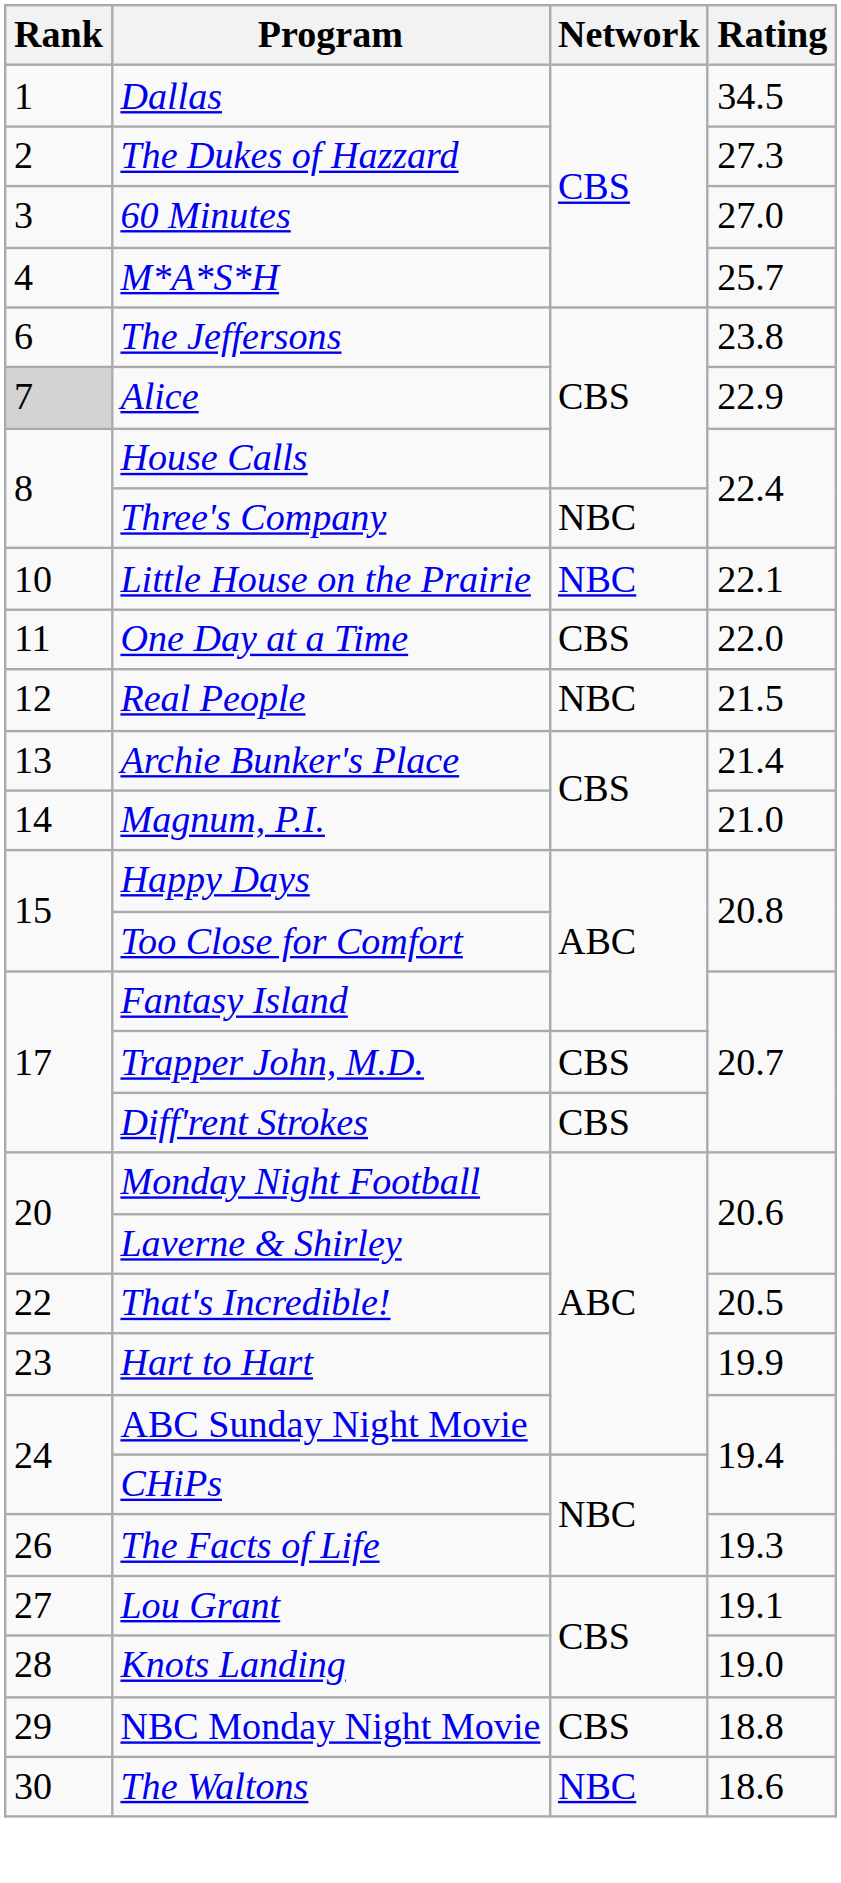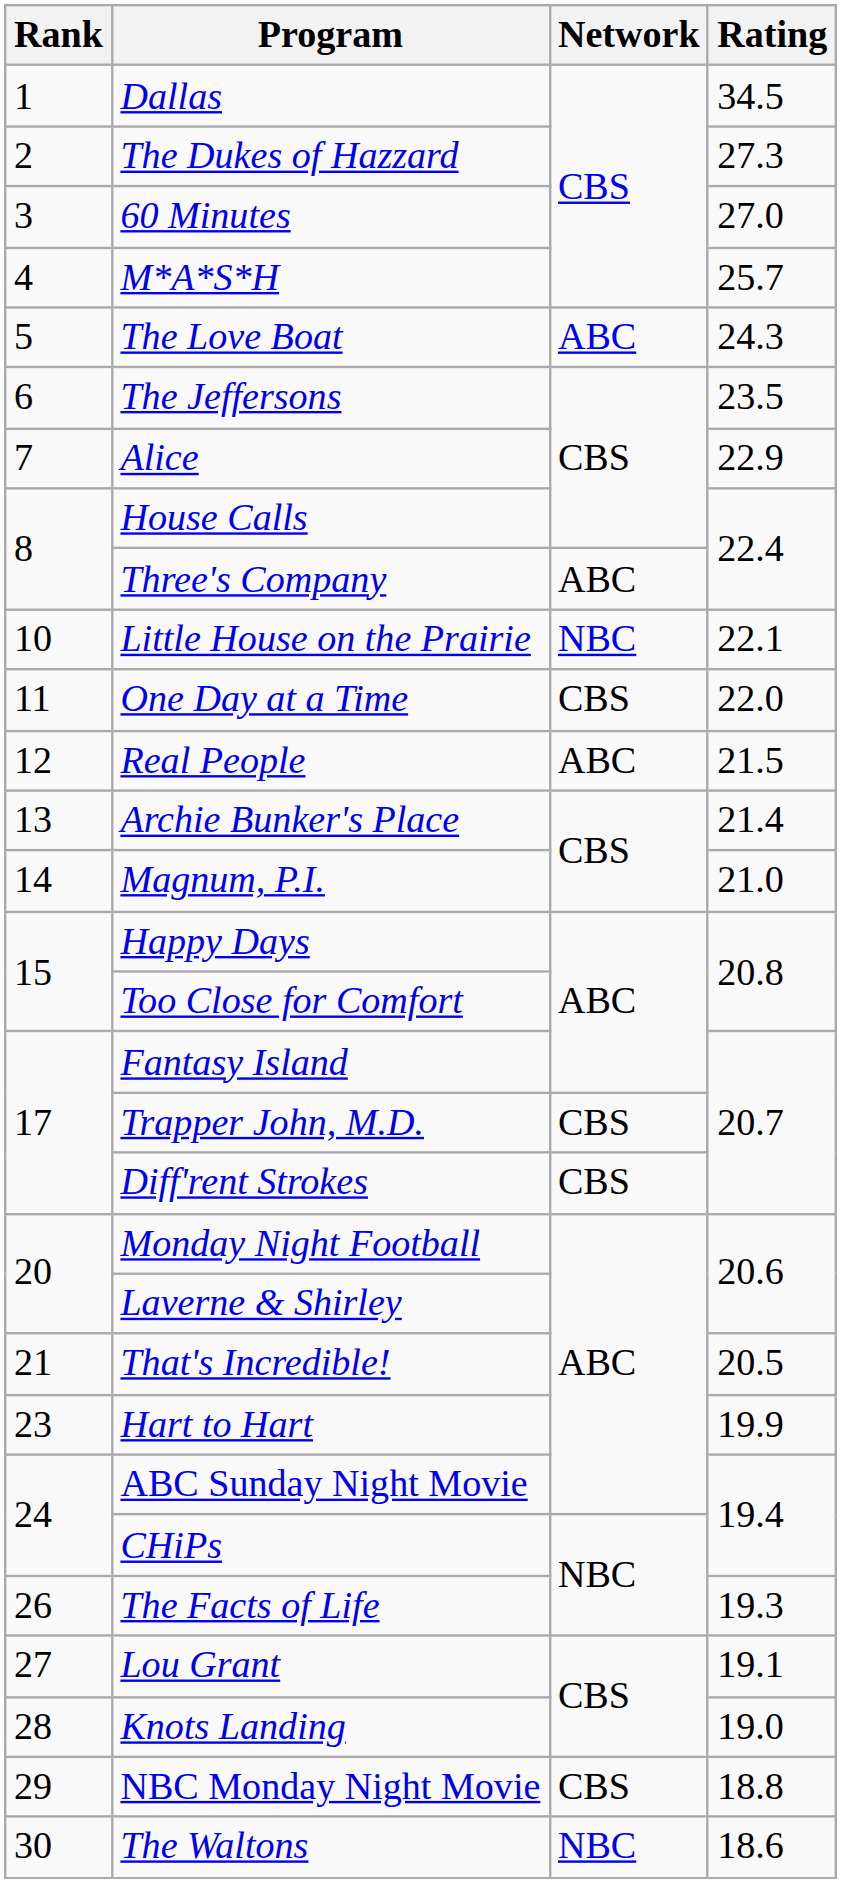+ row: (231, 336)
(751, 336) 23.8 -> (751, 397) 23.5
(23, 397) lightgrey background -> (23, 457) no background
(597, 517) NBC -> (597, 578) ABC
(597, 699) NBC -> (597, 759) ABC
(33, 1302) 22 -> (33, 1363) 21
